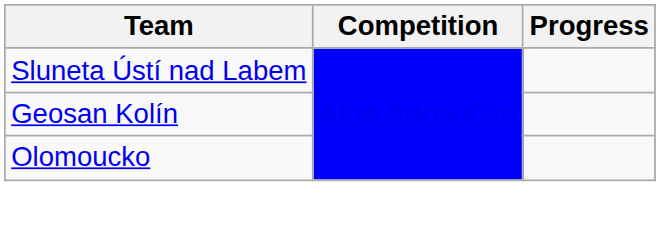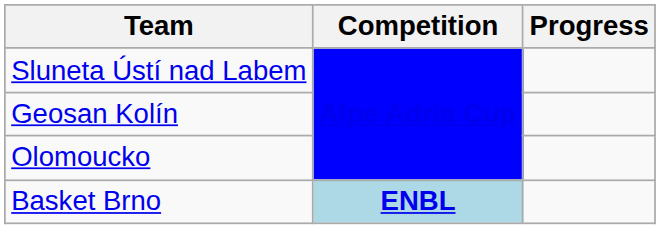+ row: (86, 200)
